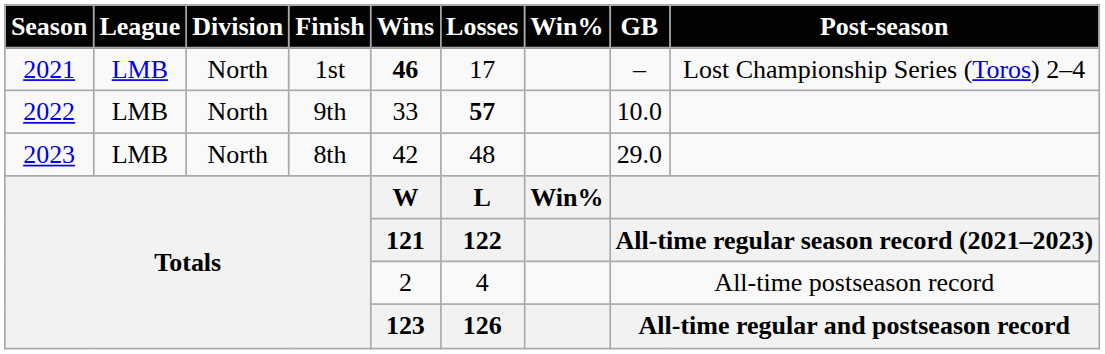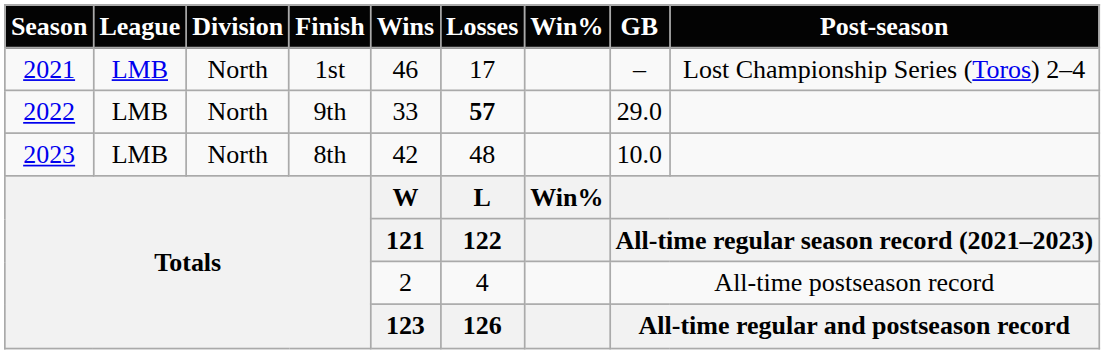(405, 68) bold -> (405, 68) normal
(639, 111) 10.0 -> (639, 111) 29.0
(639, 154) 29.0 -> (639, 154) 10.0
